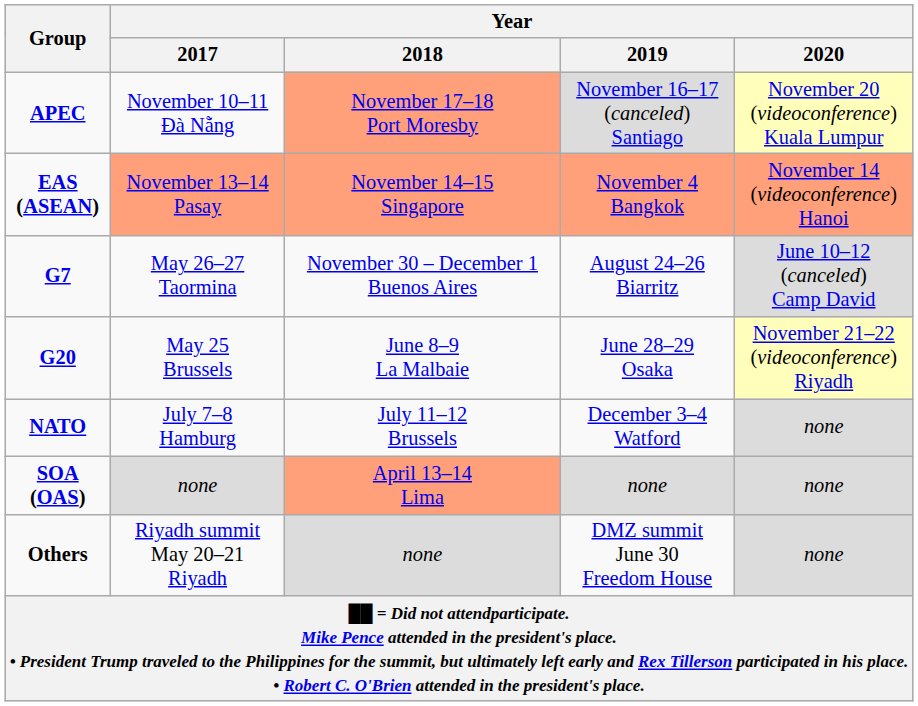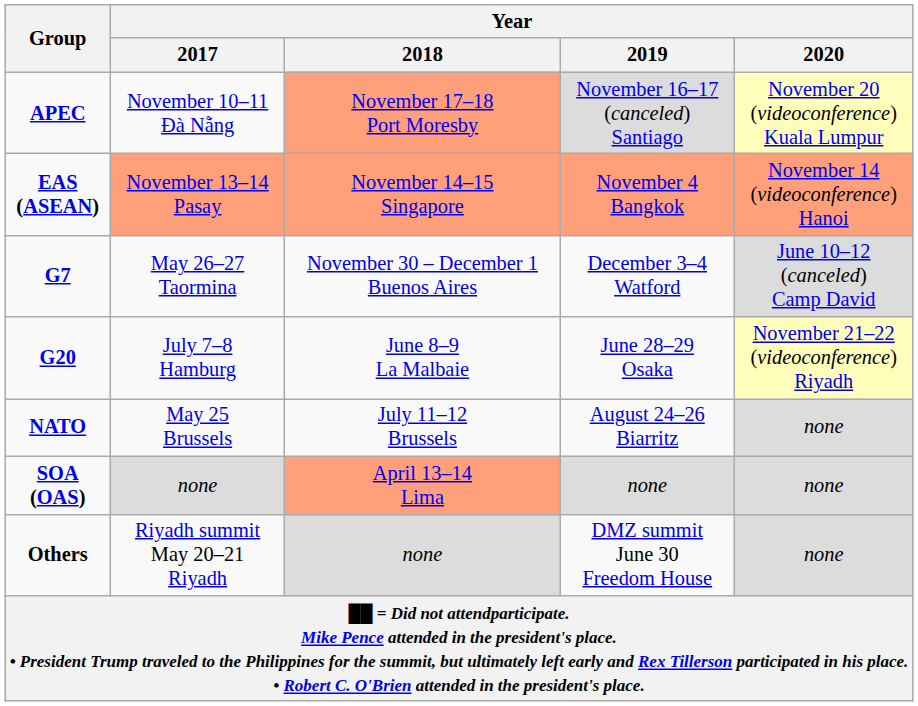(647, 275) August 24–26 Biarritz -> (647, 275) December 3–4 Watford
(198, 357) May 25 Brussels -> (198, 357) July 7–8 Hamburg
(198, 426) July 7–8 Hamburg -> (198, 426) May 25 Brussels
(647, 426) December 3–4 Watford -> (647, 426) August 24–26 Biarritz
